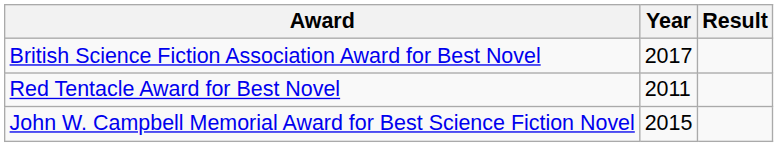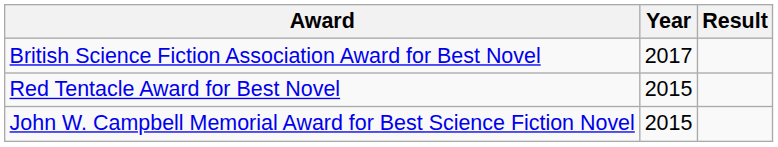(668, 89) 2011 -> (669, 89) 2015
